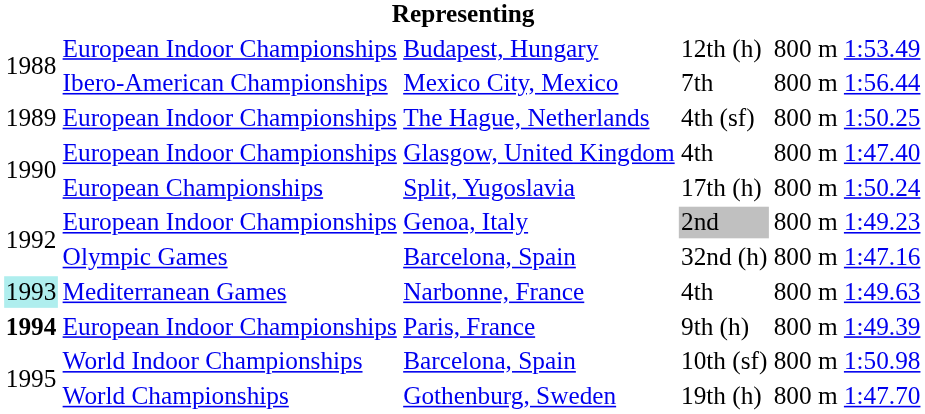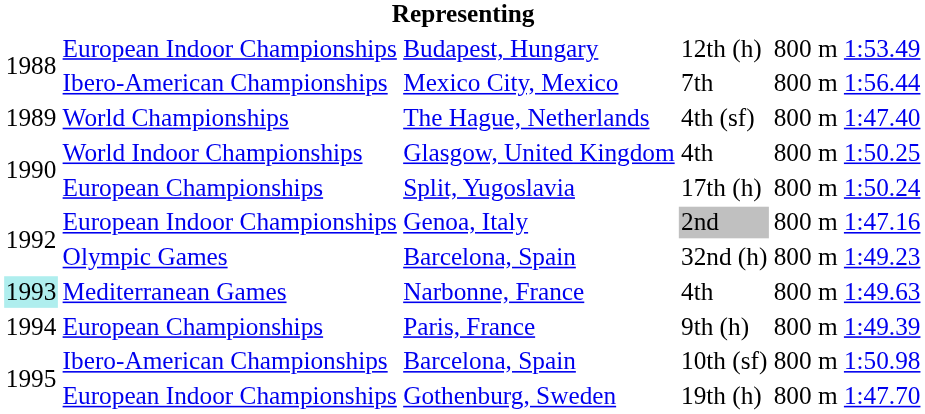(230, 117) European Indoor Championships -> (176, 117) World Championships
(882, 117) 1:50.25 -> (882, 117) 1:47.40
(230, 152) European Indoor Championships -> (213, 152) World Indoor Championships
(882, 152) 1:47.40 -> (882, 152) 1:50.25
(882, 222) 1:49.23 -> (882, 222) 1:47.16
(882, 256) 1:47.16 -> (882, 256) 1:49.23
(31, 326) bold -> (31, 326) normal
(230, 326) European Indoor Championships -> (193, 326) European Championships
(213, 361) World Indoor Championships -> (225, 361) Ibero-American Championships
(176, 396) World Championships -> (230, 396) European Indoor Championships
